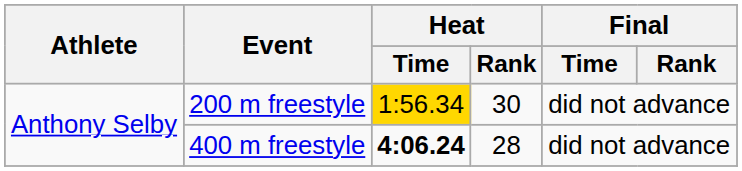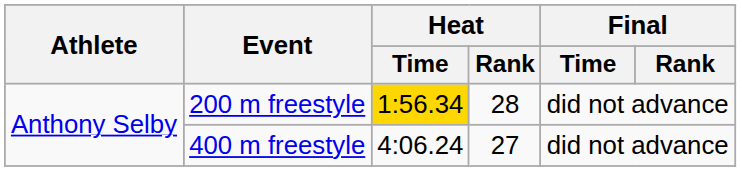(506, 105) 30 -> (505, 105) 28
(421, 146) bold -> (420, 146) normal
(506, 146) 28 -> (505, 146) 27
